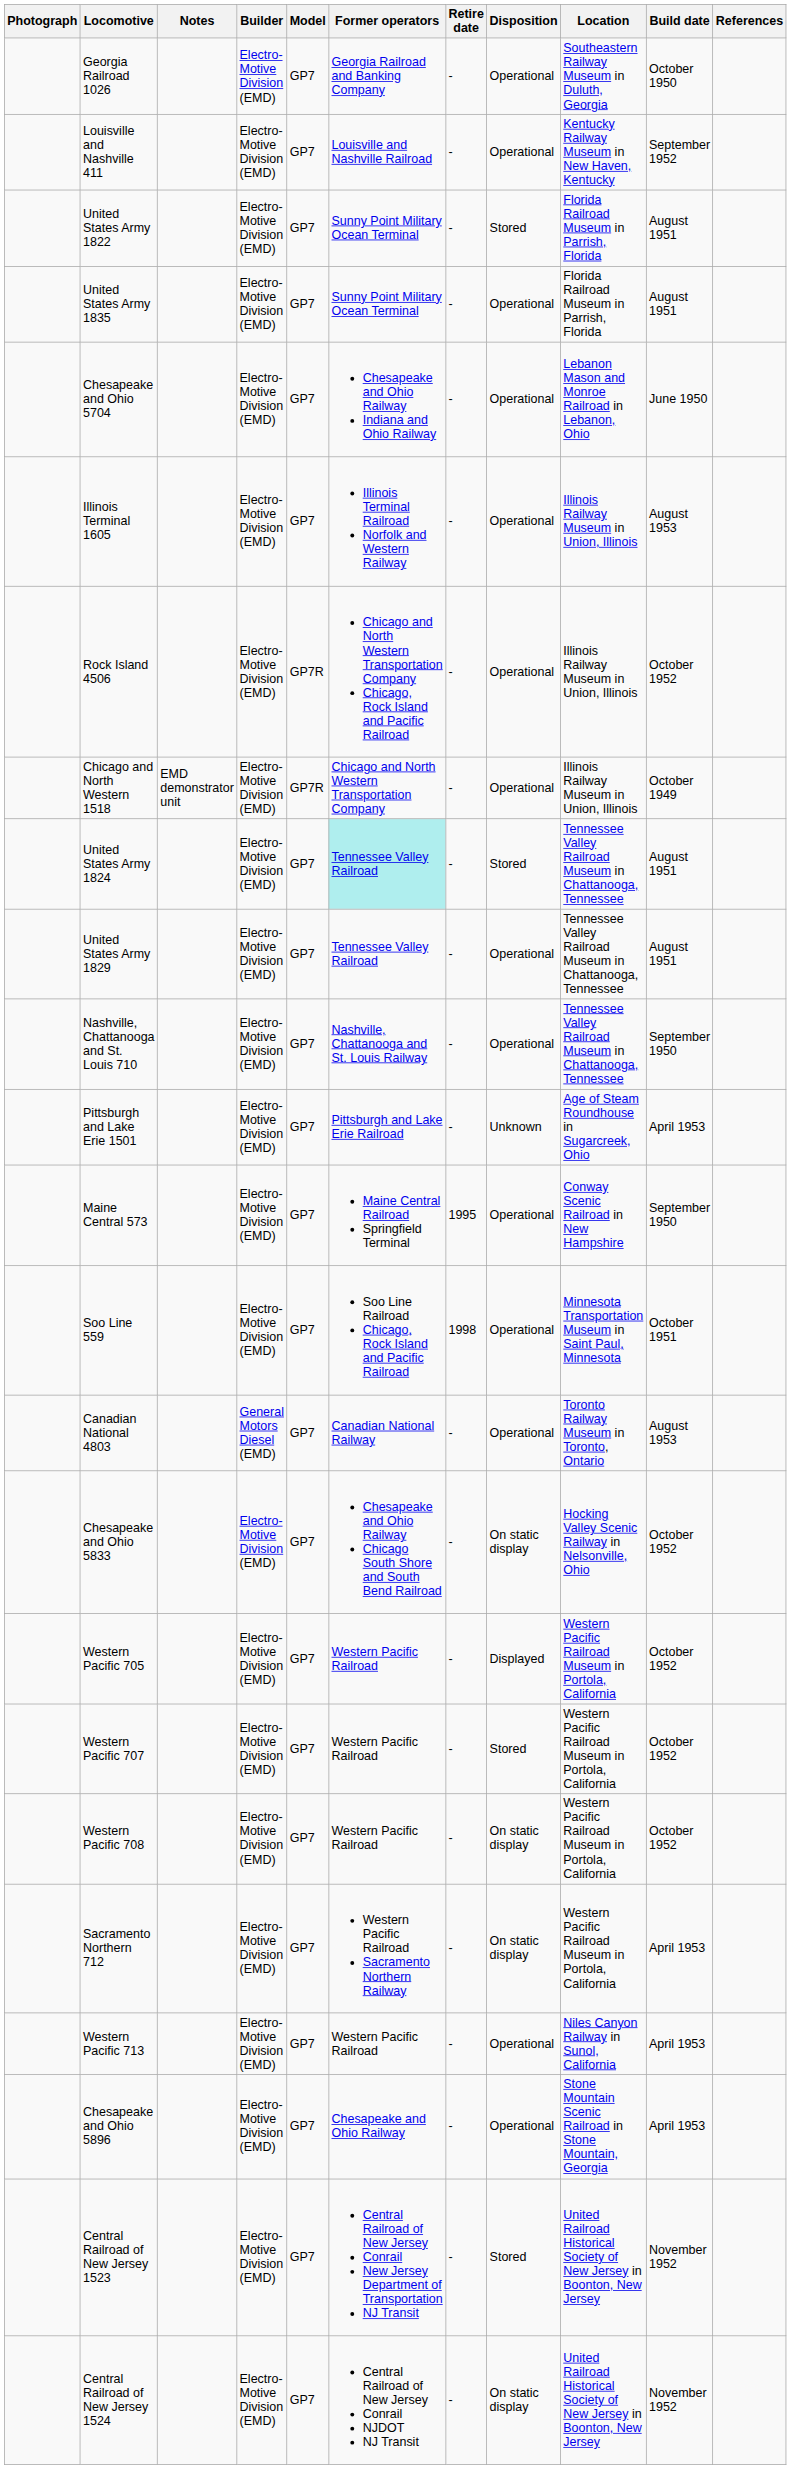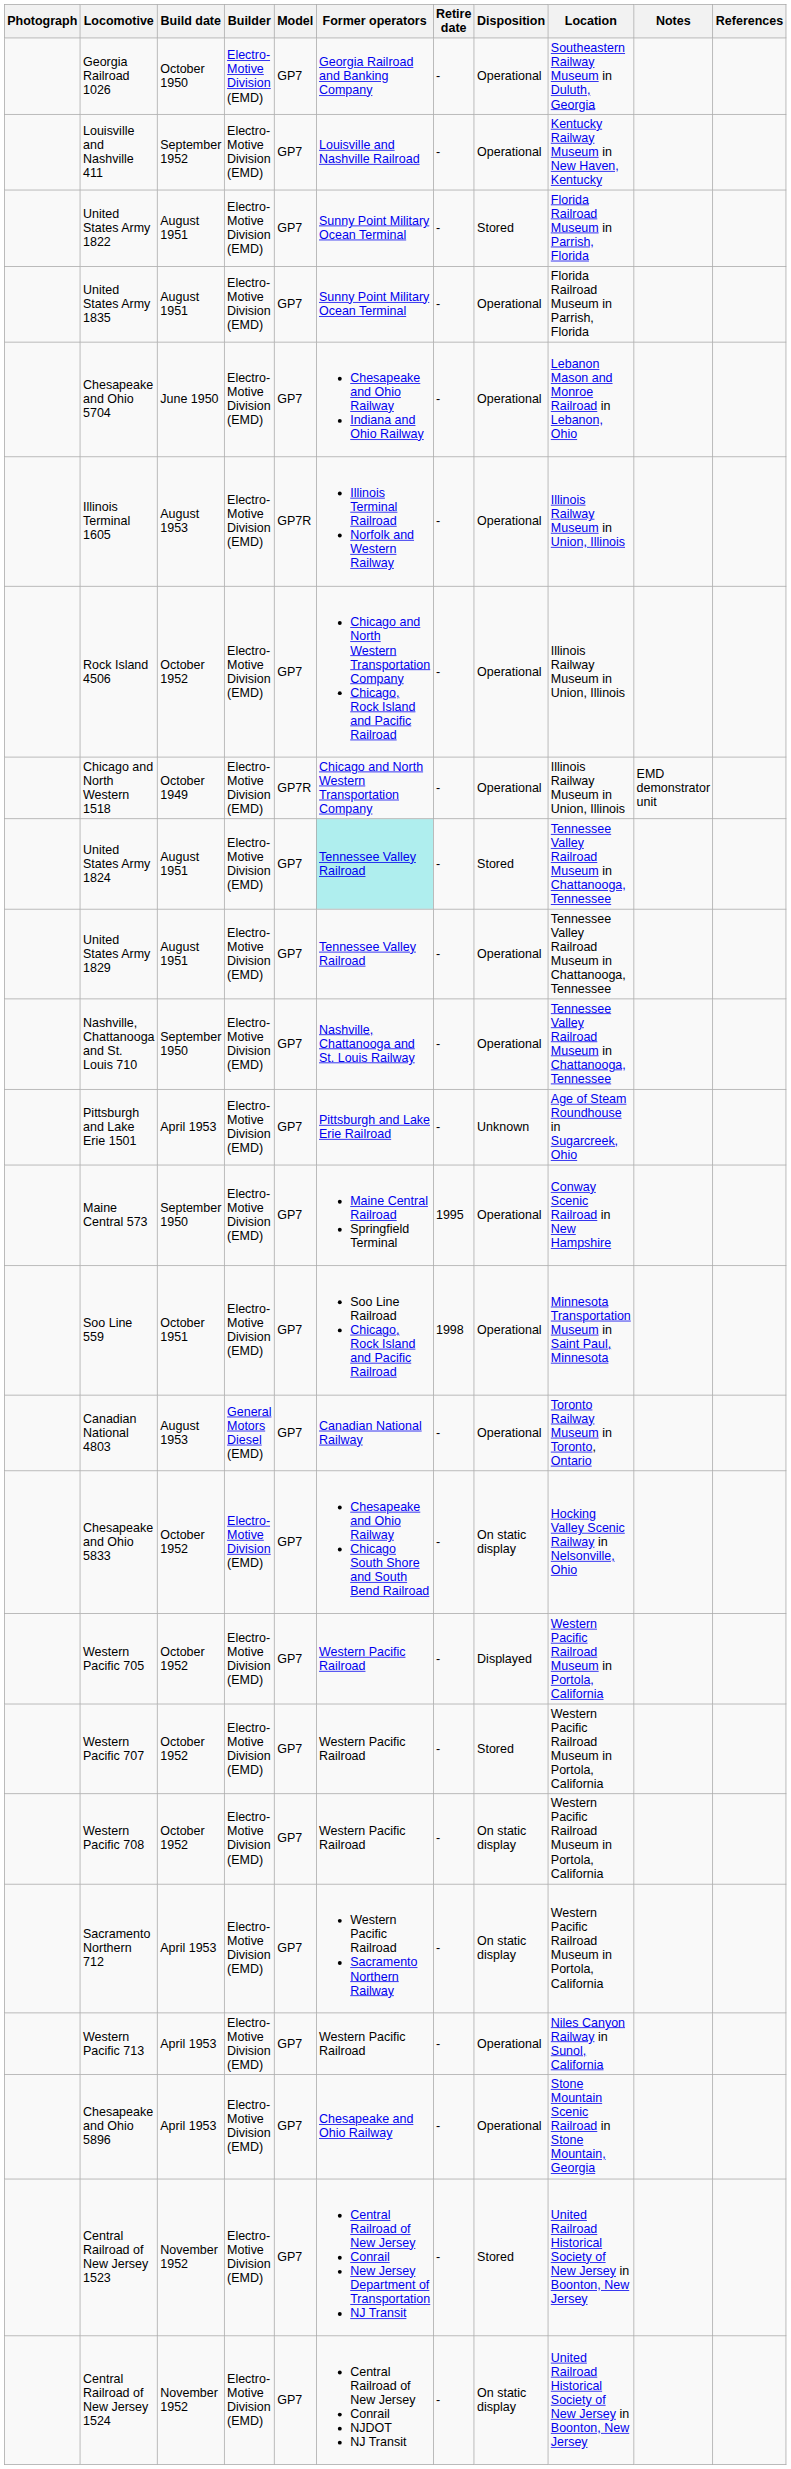columns swapped: (680, 21) <-> (197, 21)
(302, 521) GP7 -> (294, 521) GP7R
(307, 671) GP7R -> (290, 671) GP7
